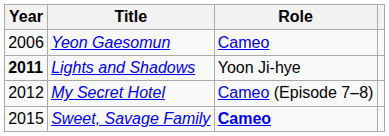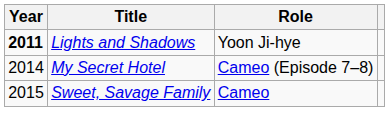- row: (111, 42)
(26, 93) 2012 -> (26, 67) 2014
(244, 118) bold -> (244, 93) normal
